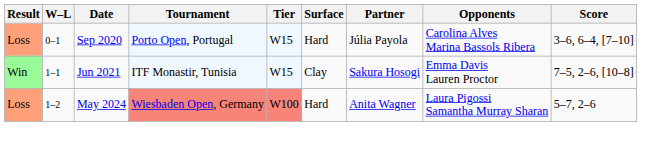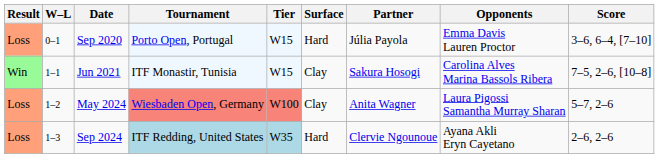(480, 39) Carolina Alves Marina Bassols Ribera -> (479, 39) Emma Davis Lauren Proctor
(462, 72) Emma Davis Lauren Proctor -> (498, 72) Carolina Alves Marina Bassols Ribera
(316, 104) Hard -> (316, 104) Clay
+ row: (99, 137)
